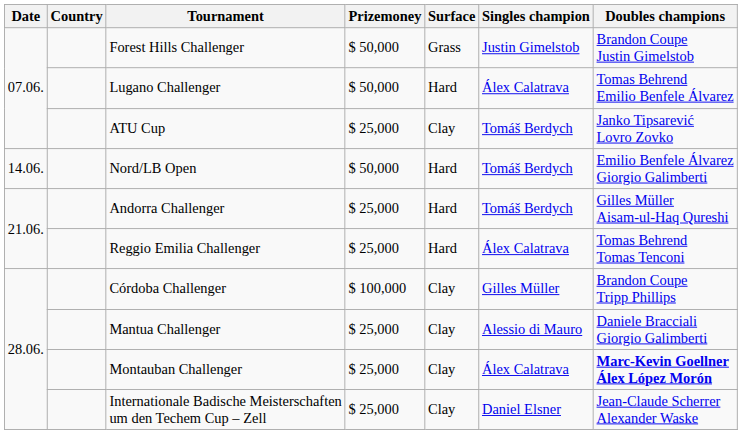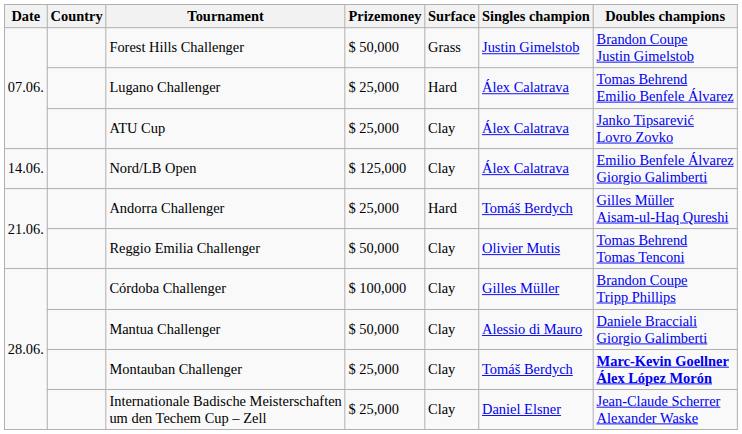(374, 87) $ 50,000 -> (374, 87) $ 25,000
(527, 127) Tomáš Berdych -> (525, 127) Álex Calatrava
(374, 168) $ 50,000 -> (377, 168) $ 125,000
(442, 168) Hard -> (442, 168) Clay
(527, 168) Tomáš Berdych -> (525, 168) Álex Calatrava
(374, 248) $ 25,000 -> (374, 248) $ 50,000
(442, 248) Hard -> (442, 248) Clay
(525, 248) Álex Calatrava -> (521, 248) Olivier Mutis
(374, 328) $ 25,000 -> (374, 328) $ 50,000
(525, 368) Álex Calatrava -> (527, 368) Tomáš Berdych
